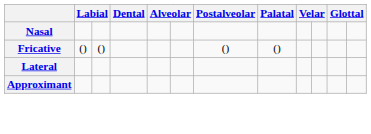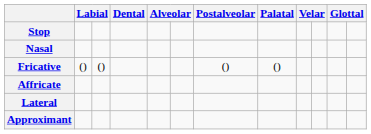+ row: (39, 31)
+ row: (39, 84)
